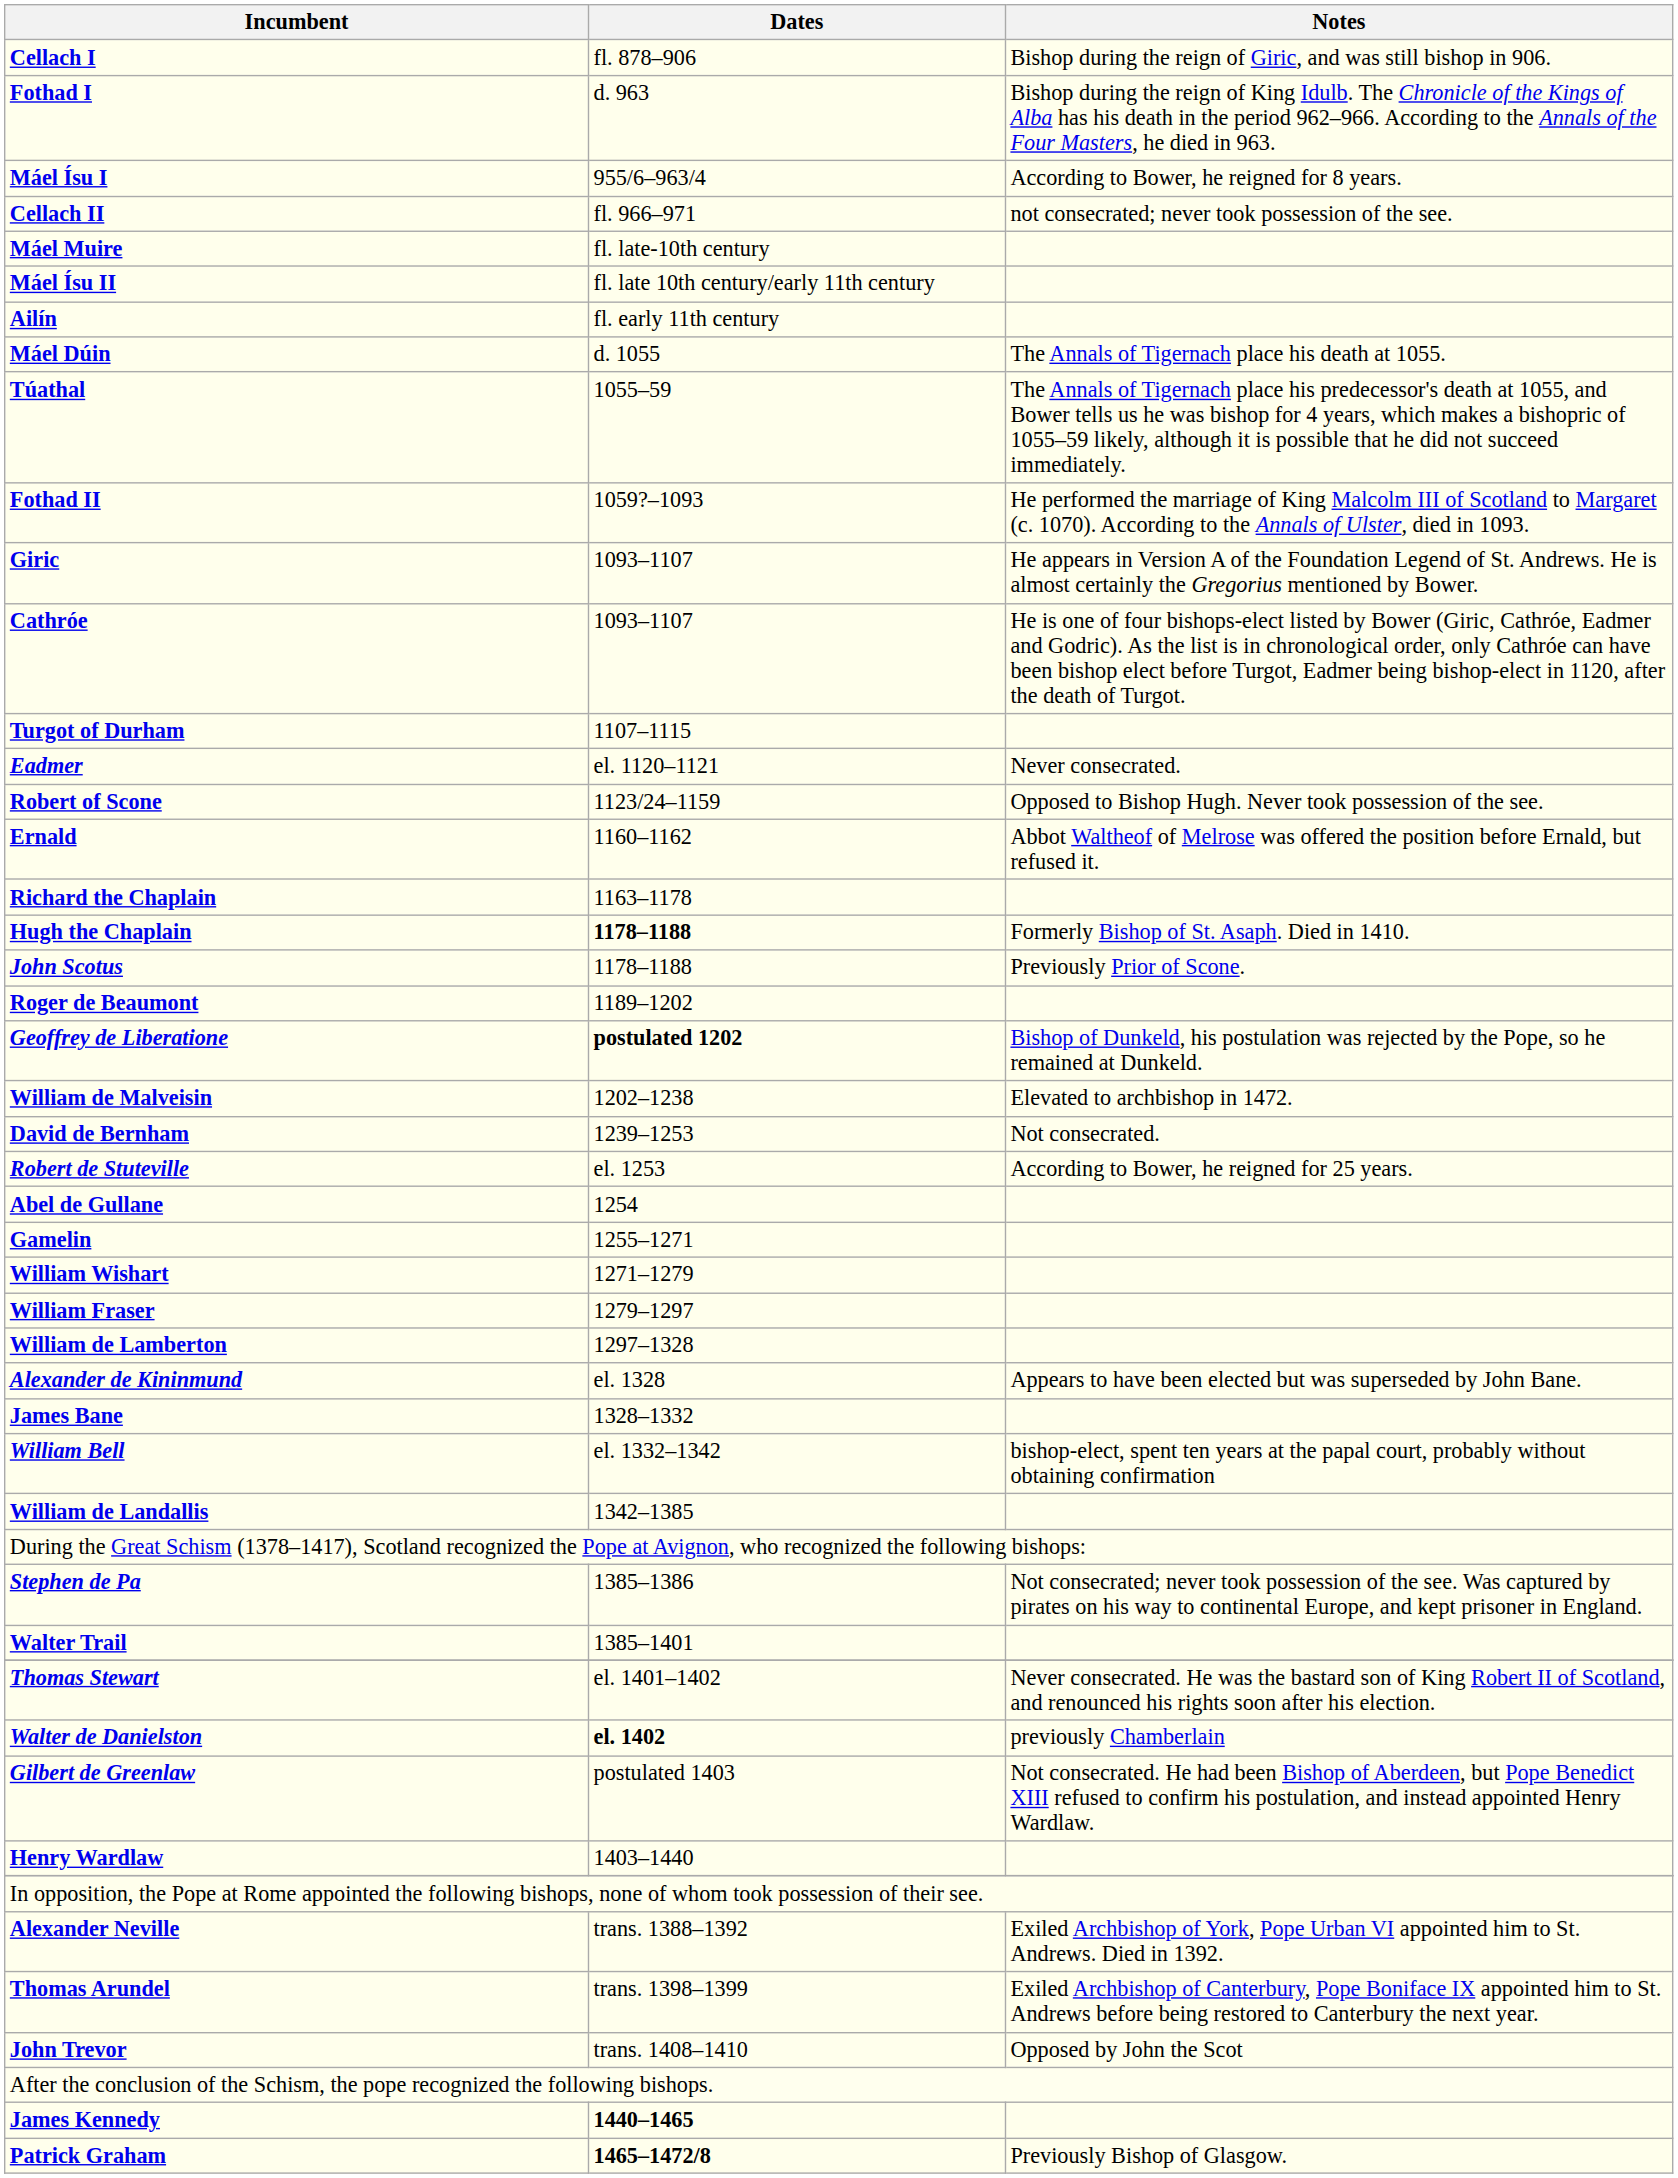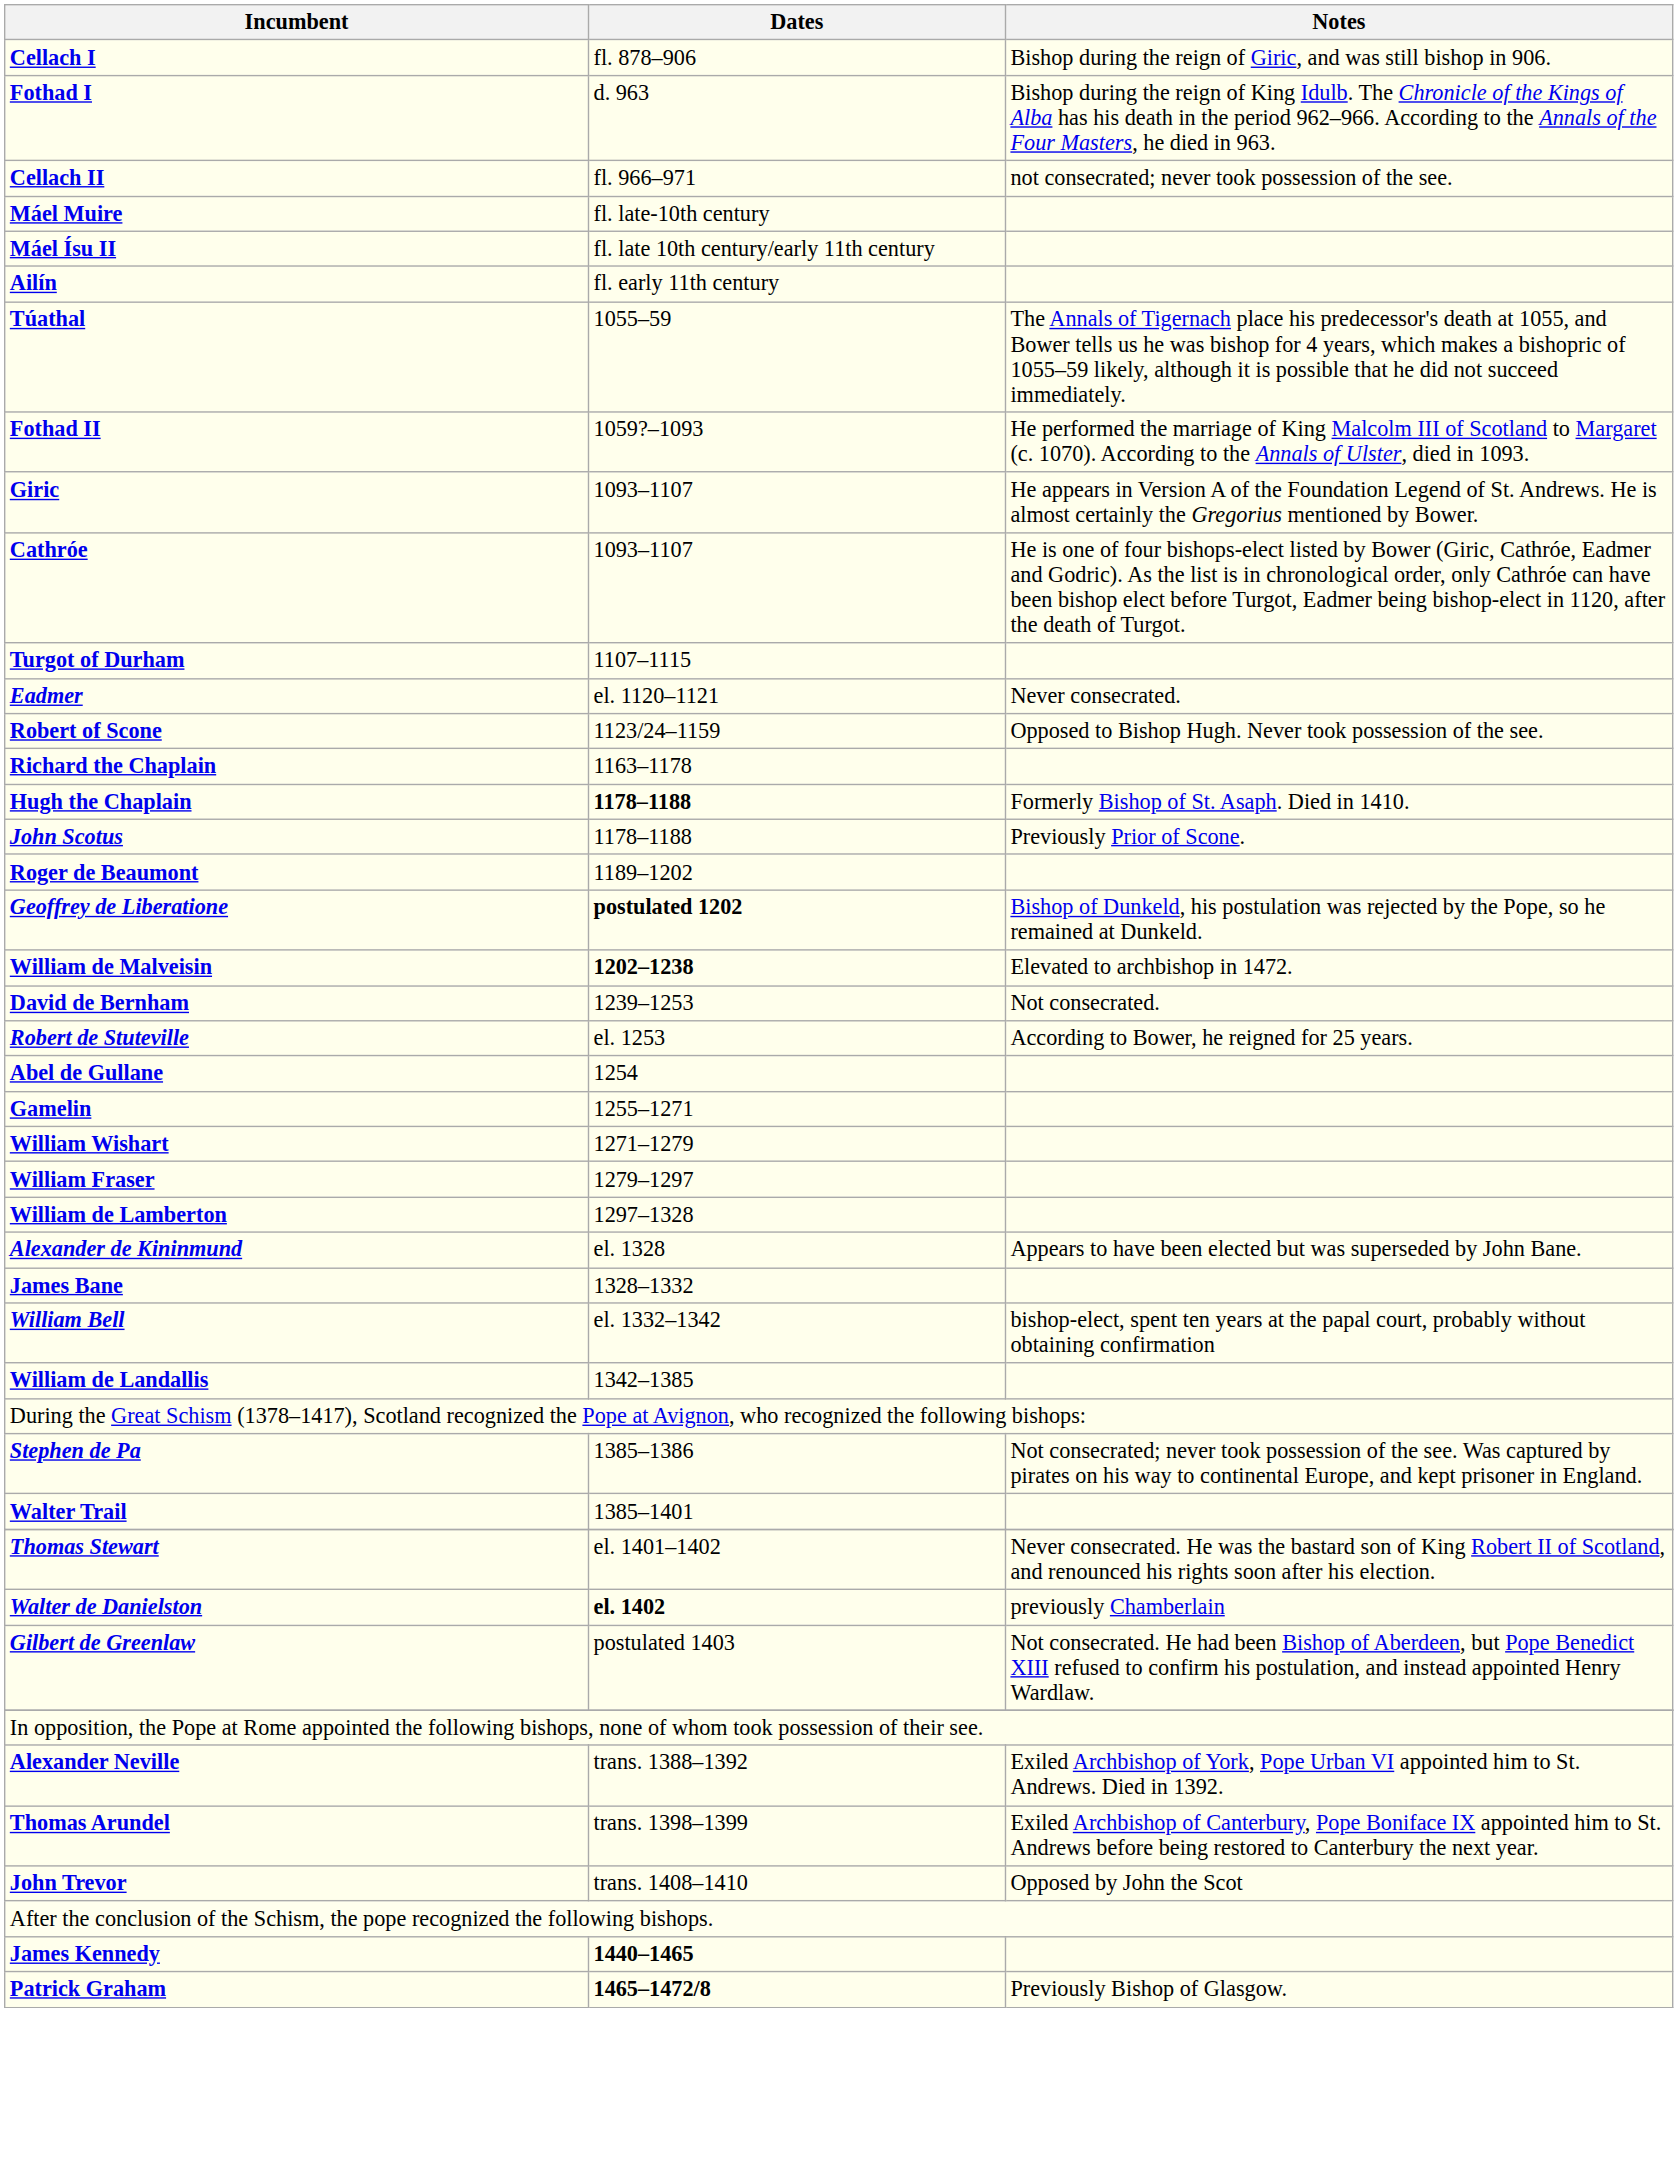- row: (59, 177)
- row: (60, 354)
- row: (43, 836)
(644, 1098) normal -> (644, 967) bold
- row: (87, 1858)
